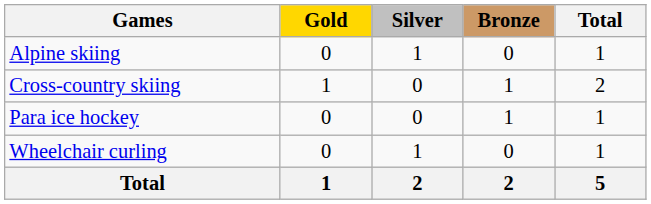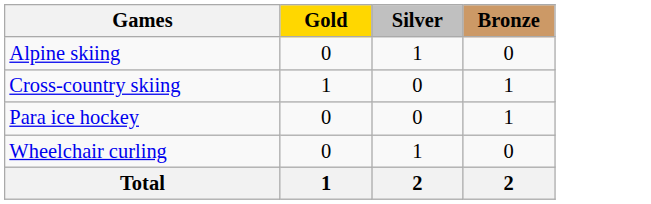- column: (600, 20)
